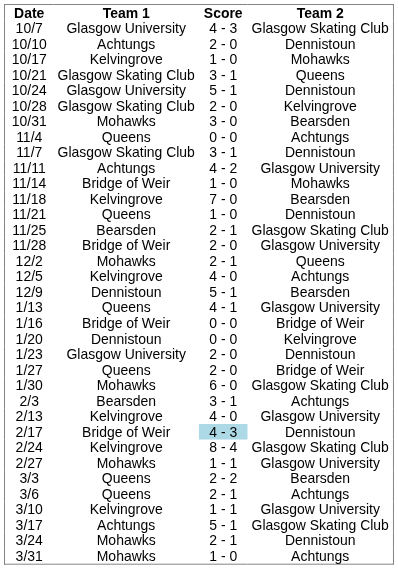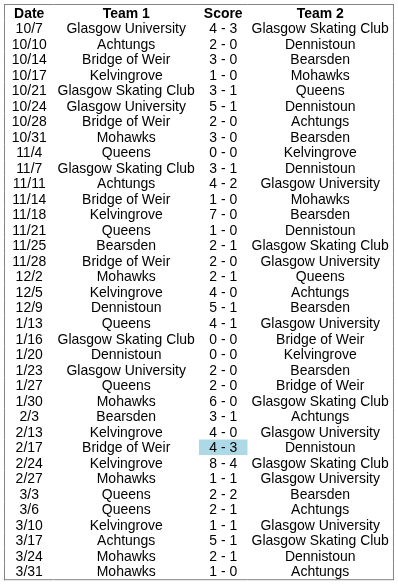+ row: (29, 59)
(126, 106) Glasgow Skating Club -> (126, 121) Bridge of Weir
(320, 106) Kelvingrove -> (320, 121) Achtungs
(320, 137) Achtungs -> (320, 152) Kelvingrove
(126, 323) Bridge of Weir -> (126, 339) Glasgow Skating Club
(320, 354) Dennistoun -> (320, 370) Bearsden
